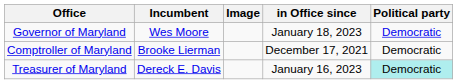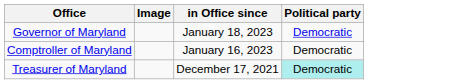- column: (179, 13)
(317, 50) December 17, 2021 -> (228, 50) January 16, 2023
(317, 69) January 16, 2023 -> (228, 69) December 17, 2021
